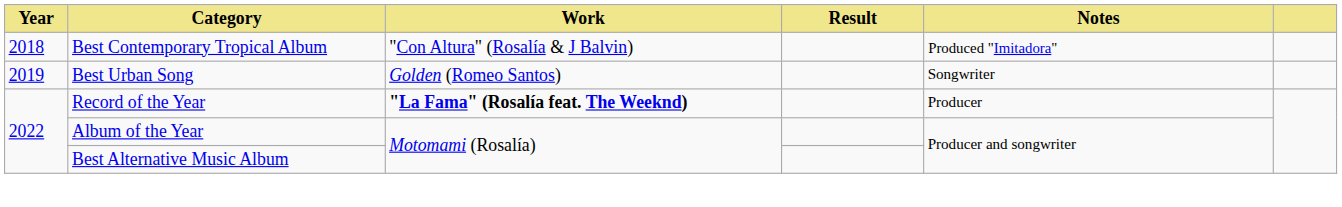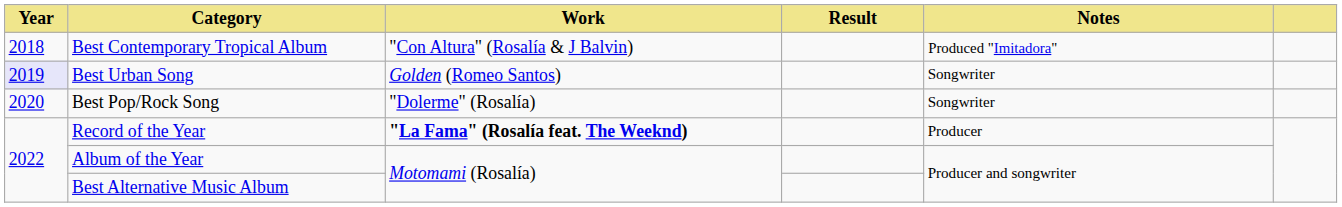(26, 74) no background -> (26, 74) lavender background
+ row: (146, 103)
